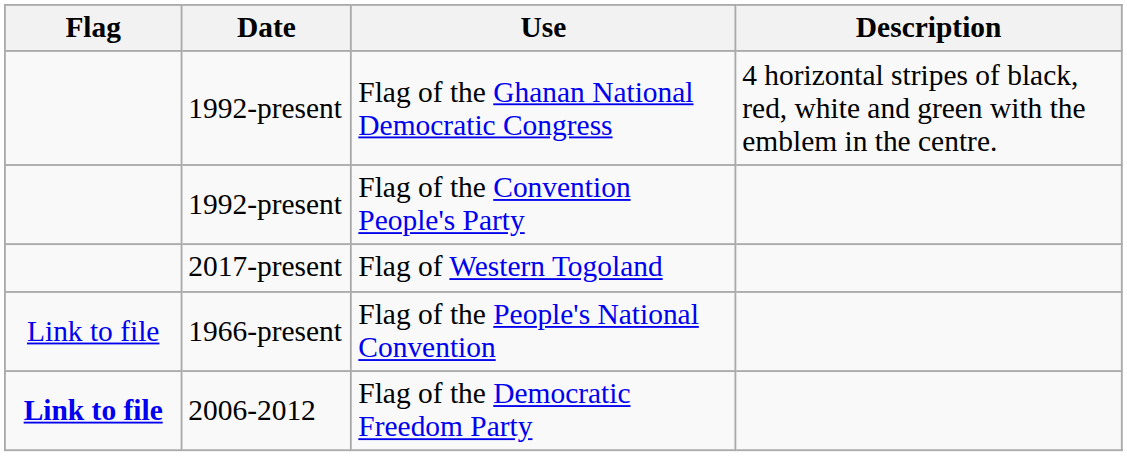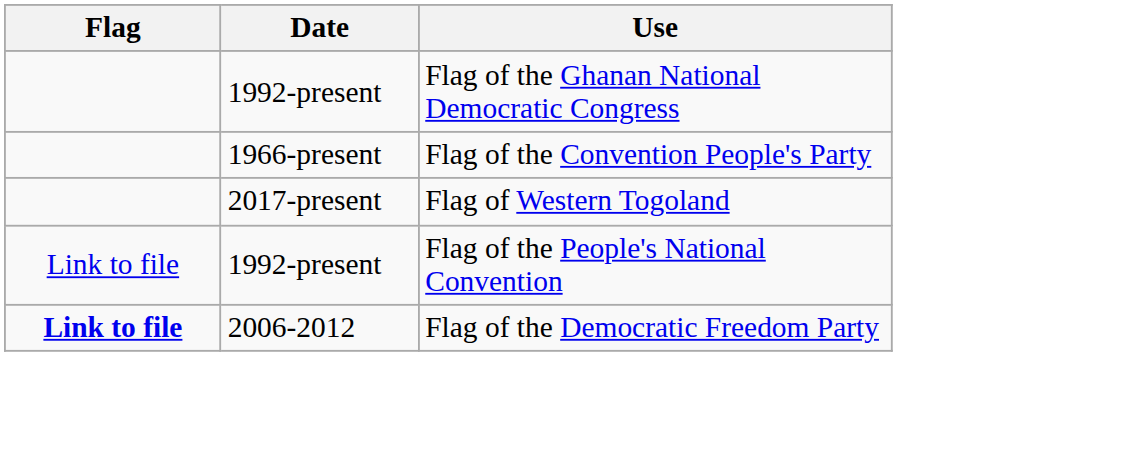- column: (929, 27)
(265, 204) 1992-present -> (305, 154) 1966-present
(265, 330) 1966-present -> (305, 264) 1992-present
